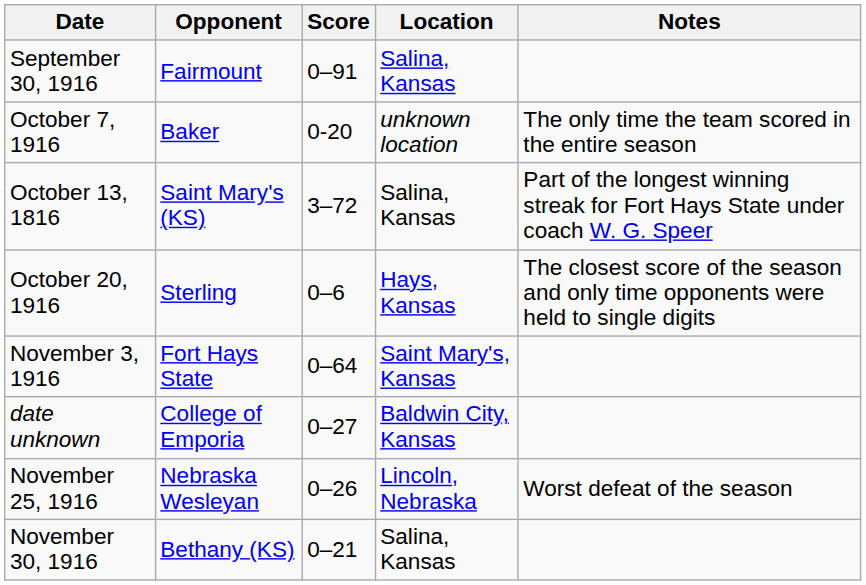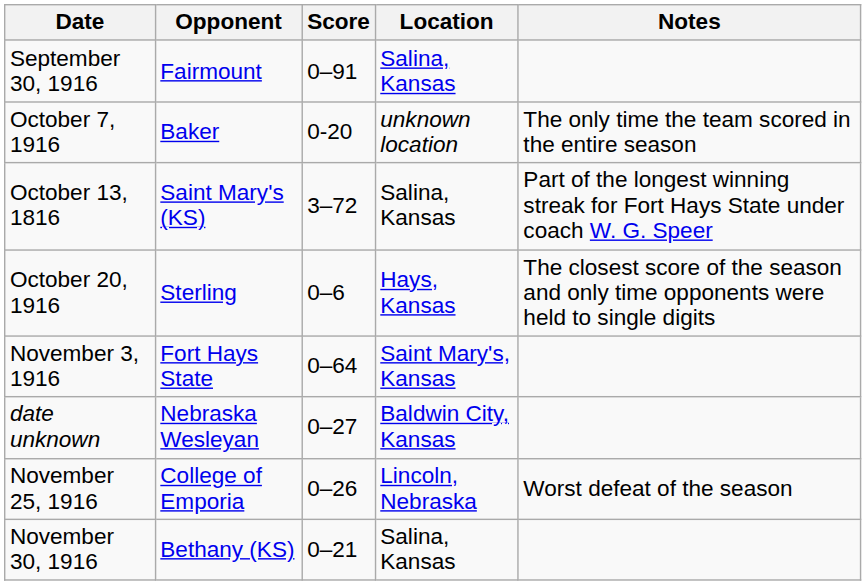(211, 427) College of Emporia -> (210, 427) Nebraska Wesleyan
(210, 488) Nebraska Wesleyan -> (211, 488) College of Emporia
